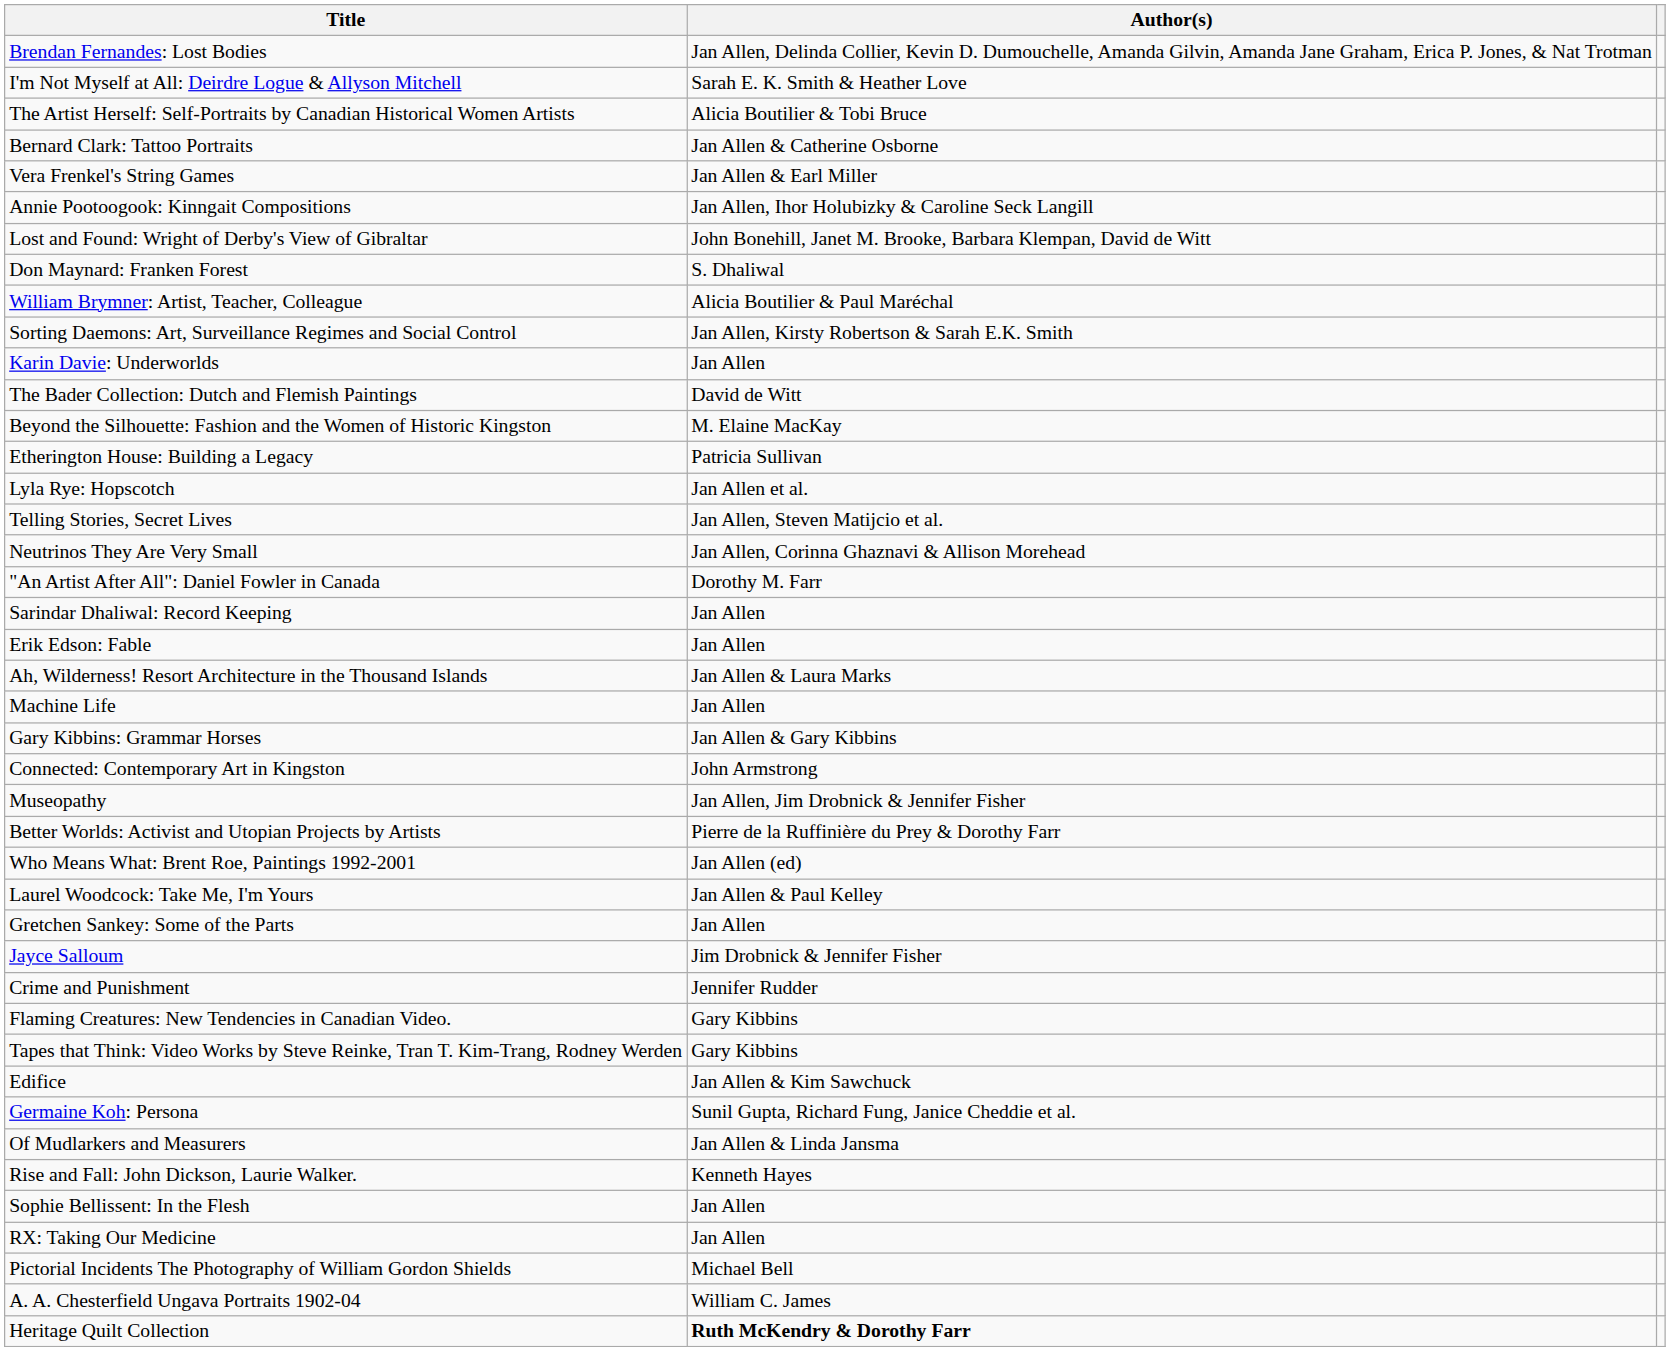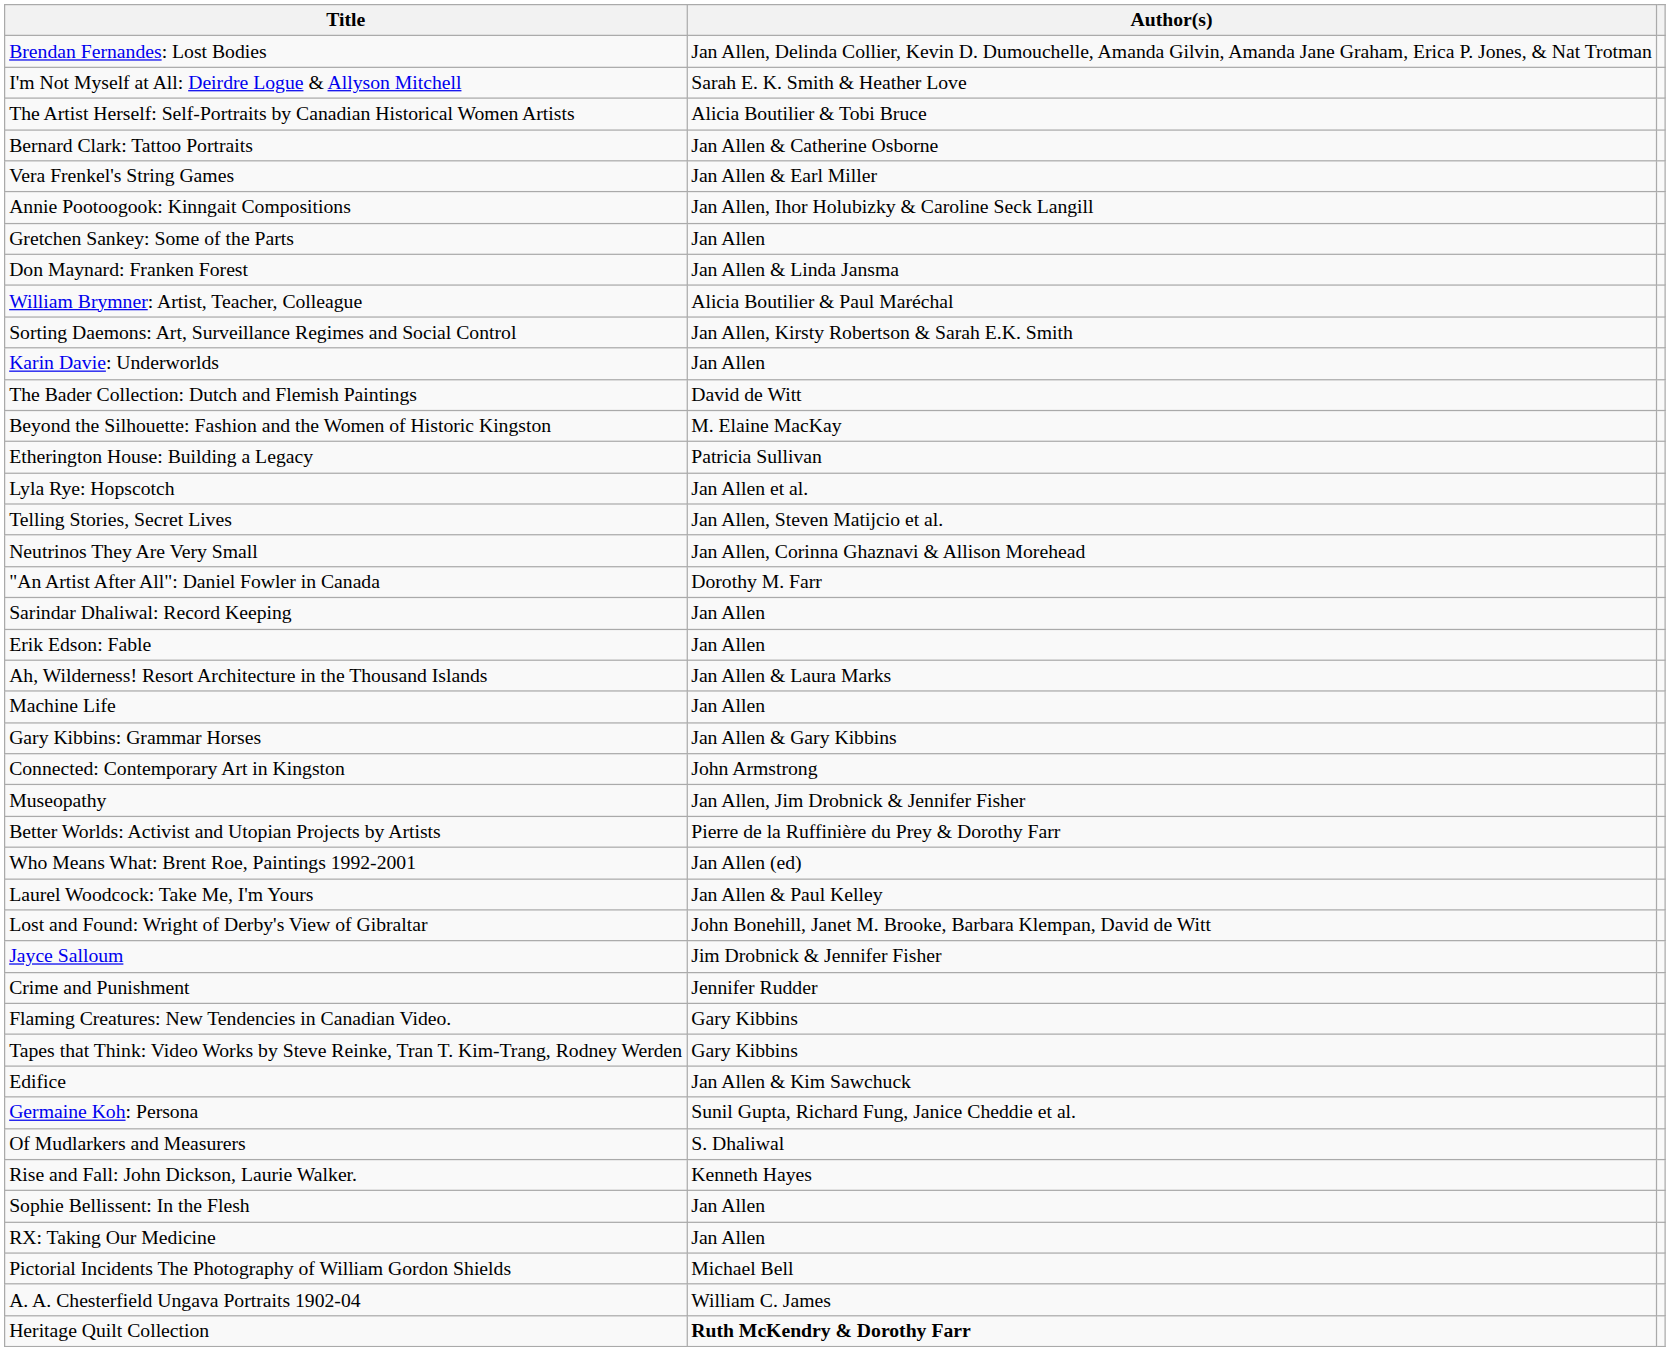rows swapped: (218, 238) <-> (152, 925)
(738, 269) S. Dhaliwal -> (795, 269) Jan Allen & Linda Jansma
(795, 1143) Jan Allen & Linda Jansma -> (738, 1143) S. Dhaliwal
